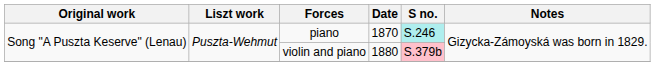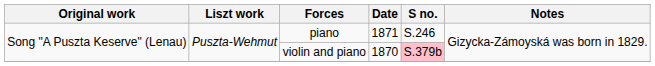(385, 33) 1870 -> (385, 33) 1871
(419, 33) paleturquoise background -> (419, 33) no background
(385, 52) 1880 -> (385, 52) 1870
